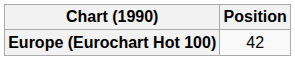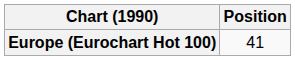(255, 42) 42 -> (255, 42) 41
